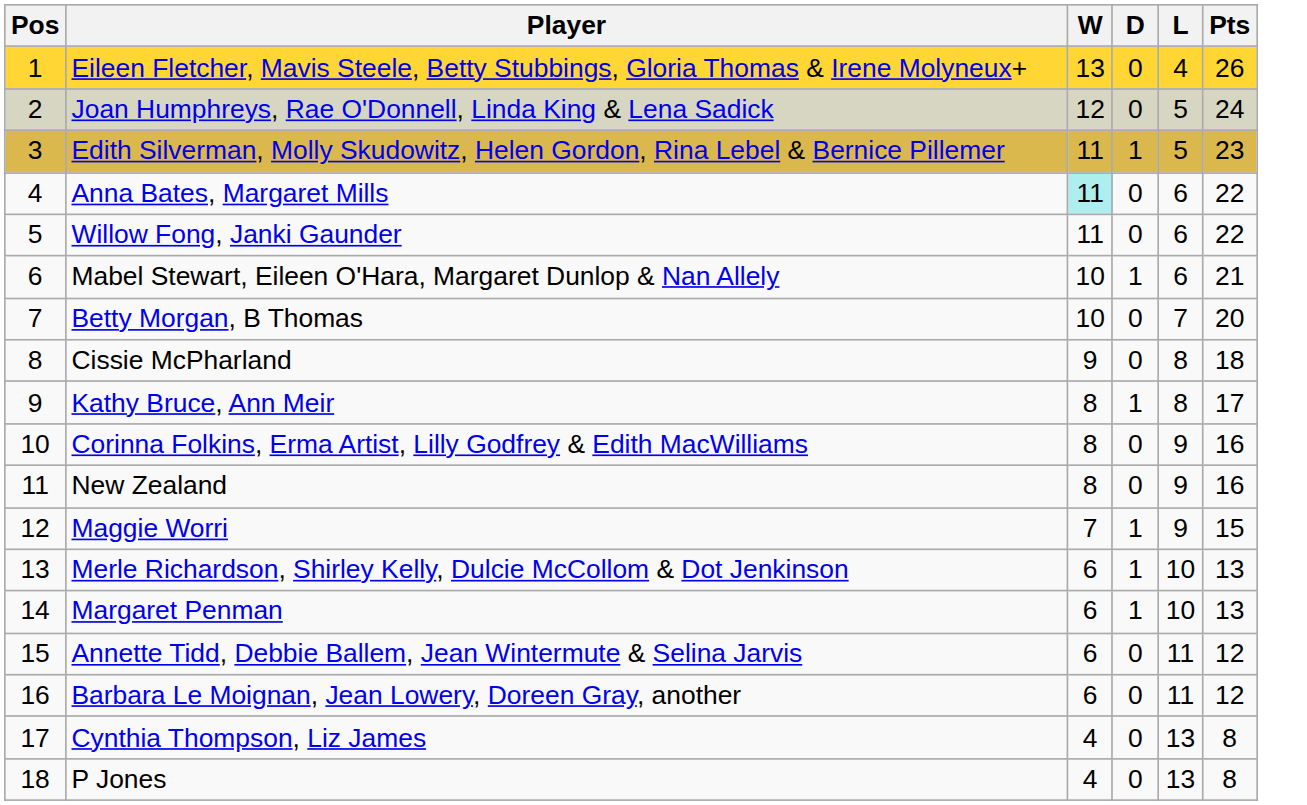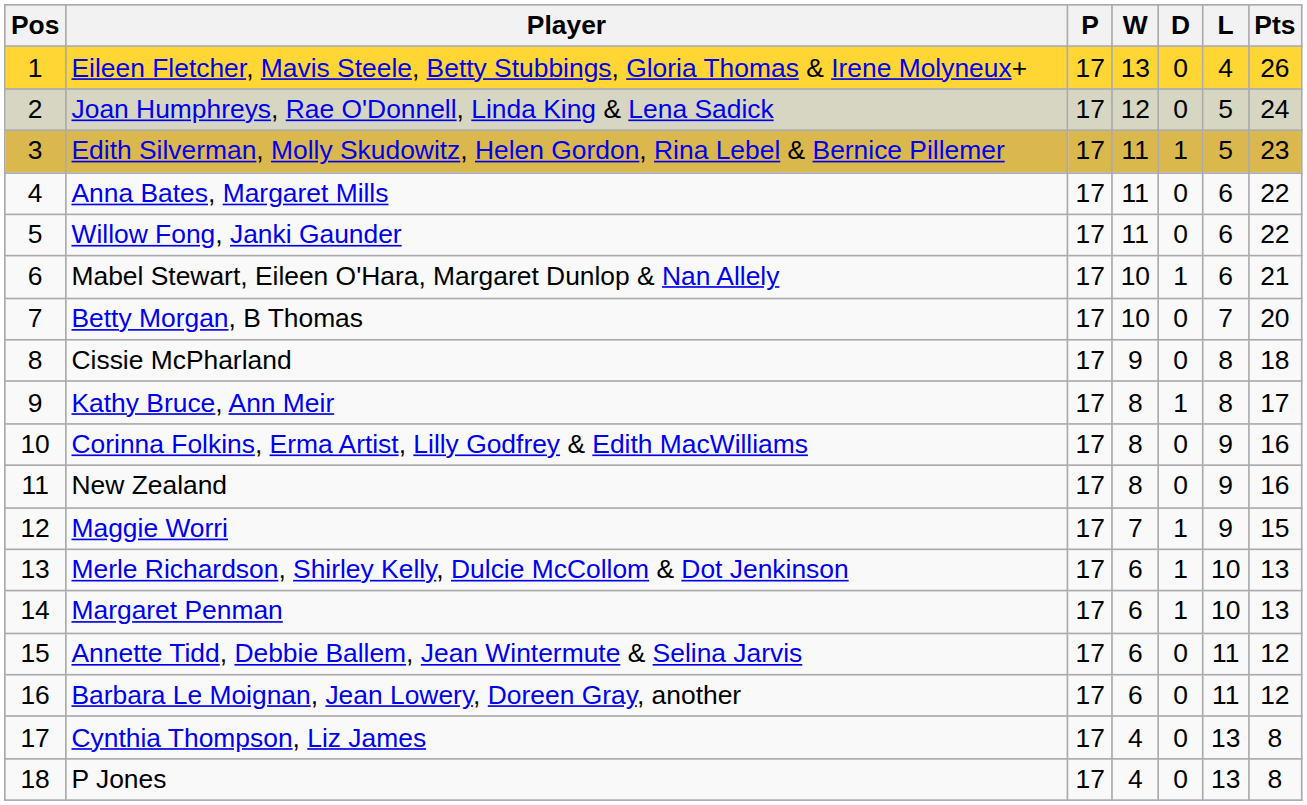+ column: (1090, 25)
(1090, 192) paleturquoise background -> (1135, 192) no background
